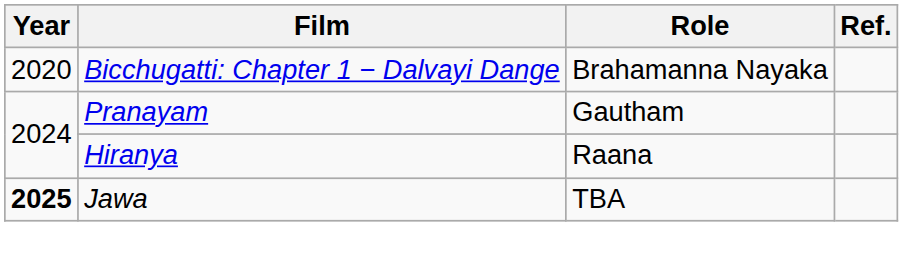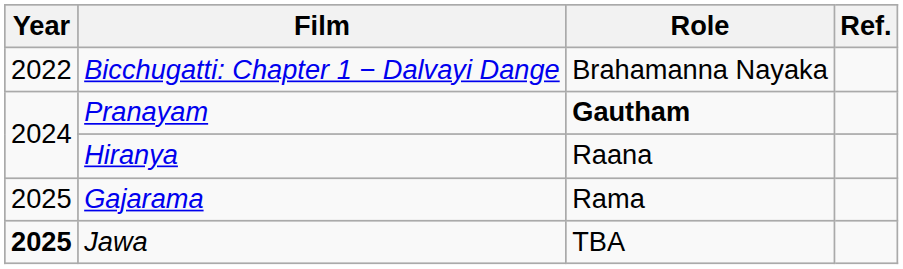(41, 69) 2020 -> (41, 69) 2022
(628, 112) normal -> (631, 112) bold
+ row: (144, 198)
